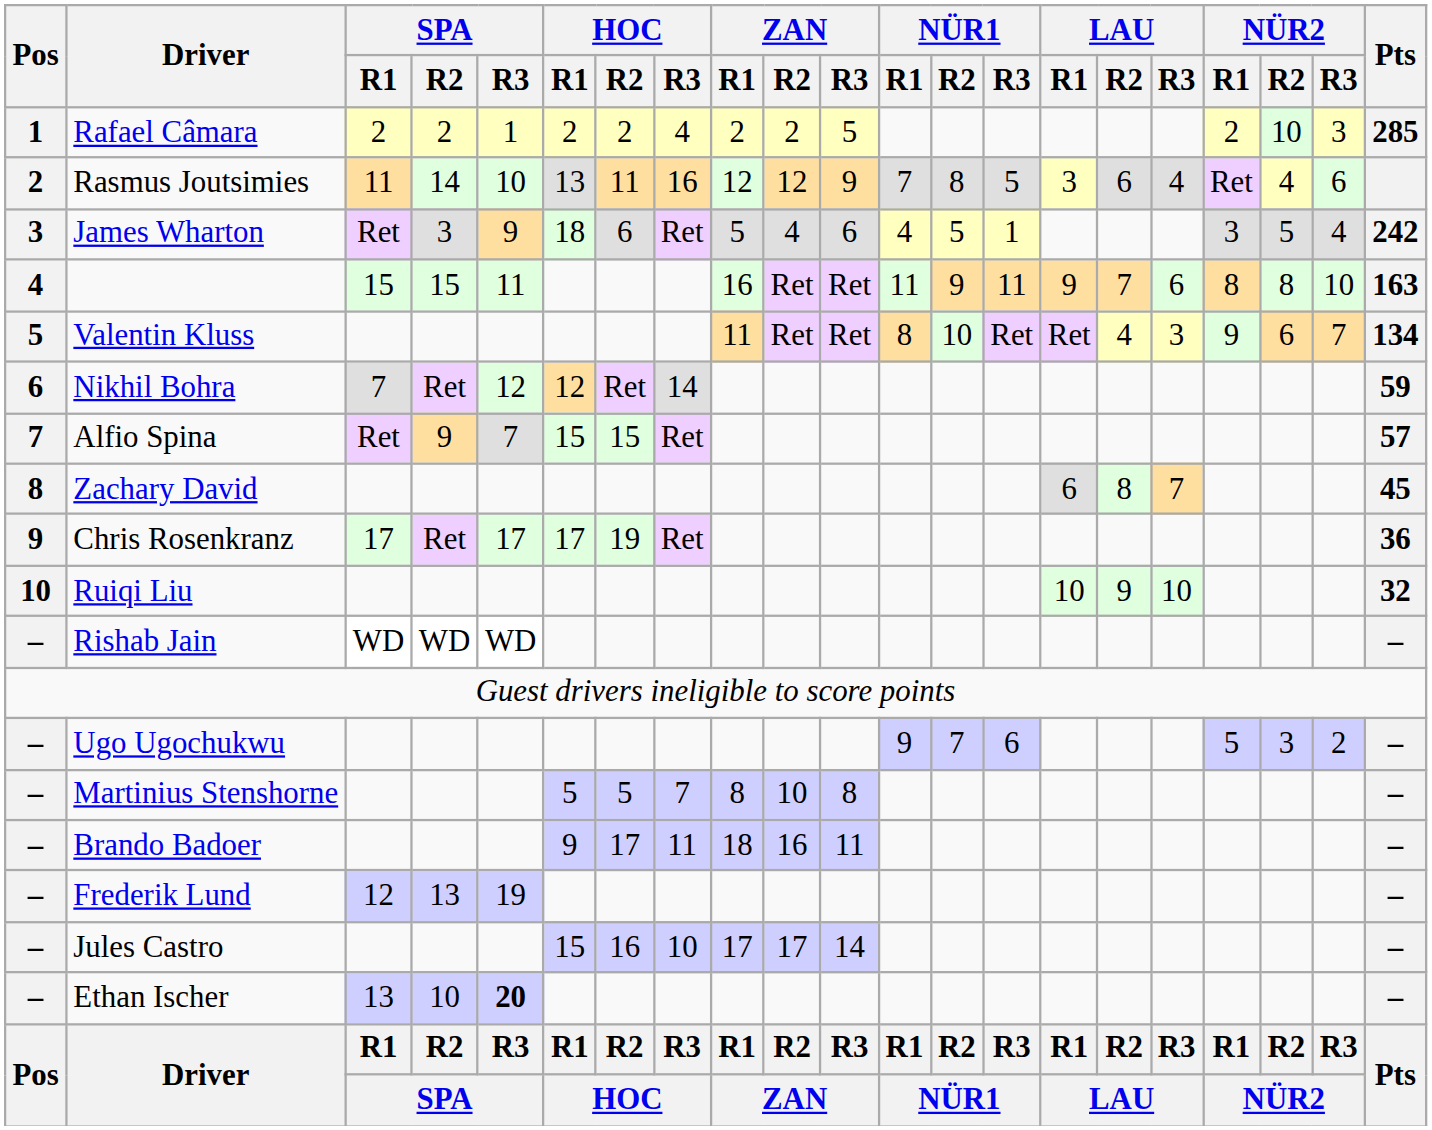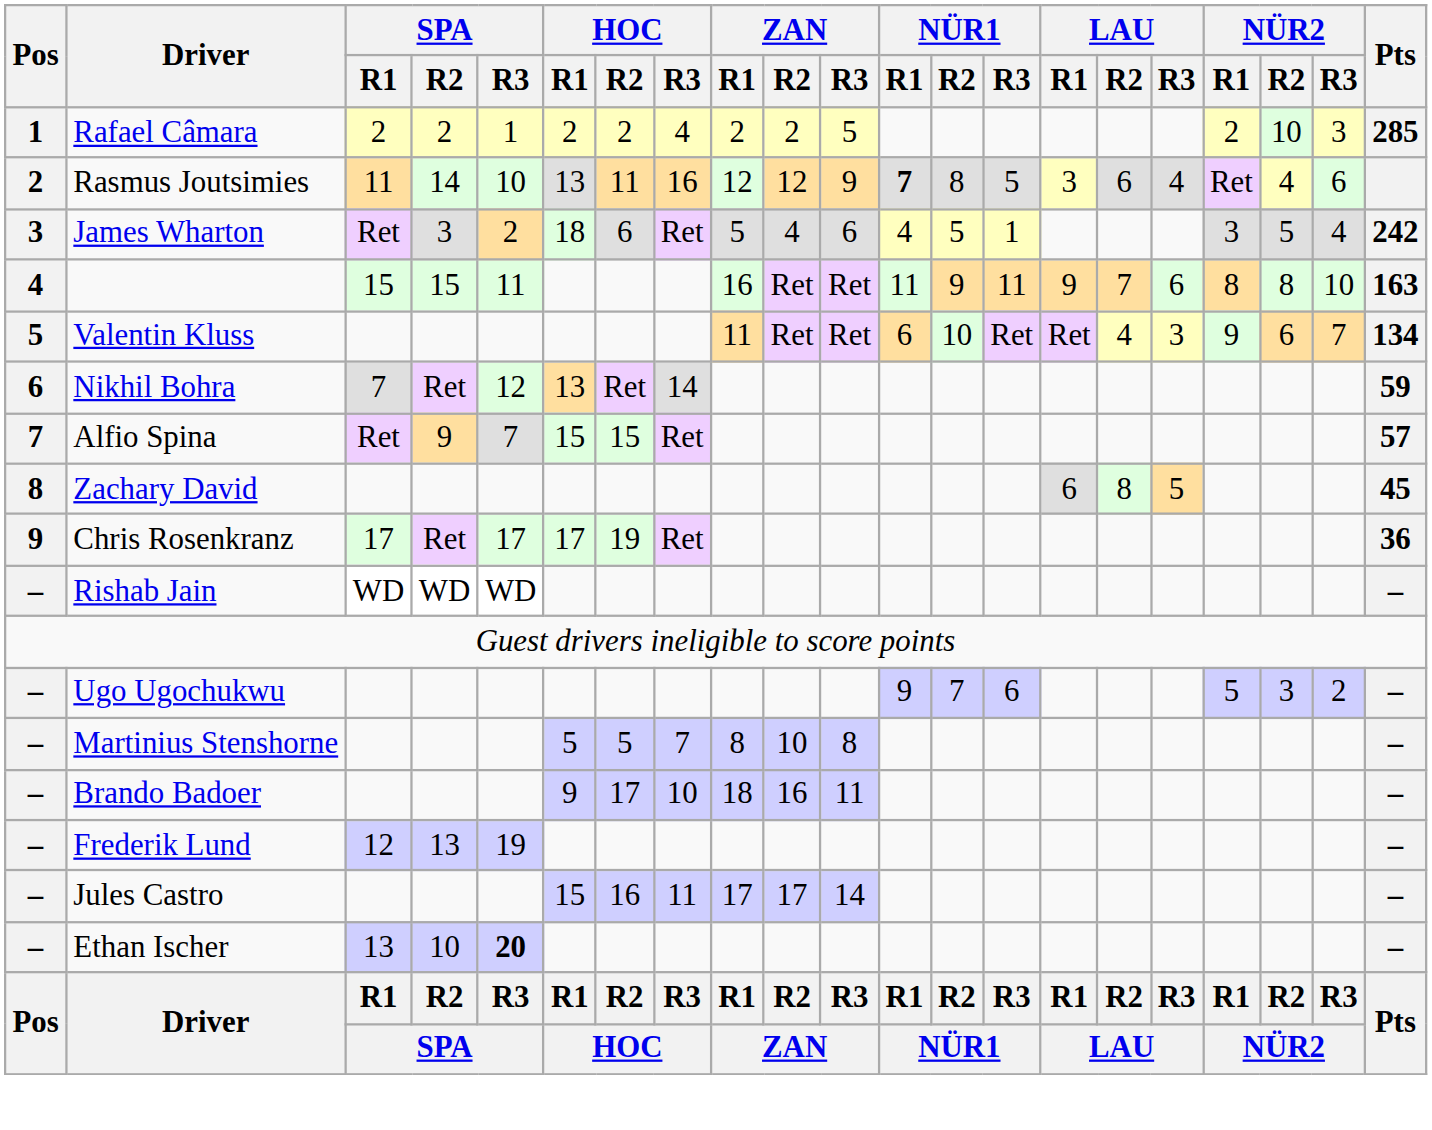(904, 182) normal -> (904, 182) bold
(511, 233) 9 -> (511, 233) 2
(904, 335) 8 -> (904, 335) 6
(570, 386) 12 -> (570, 386) 13
(1177, 487) 7 -> (1177, 487) 5
- row: (133, 589)
(682, 844) 11 -> (682, 793) 10
(682, 946) 10 -> (682, 895) 11
